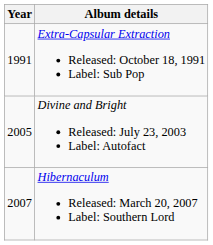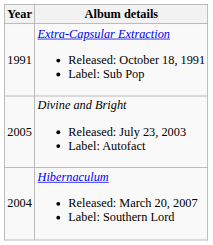(20, 203) 2007 -> (20, 203) 2004
